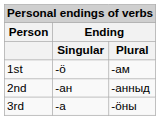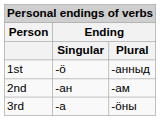(121, 69) -ам -> (131, 69) -анныд
(131, 87) -анныд -> (121, 87) -ам
